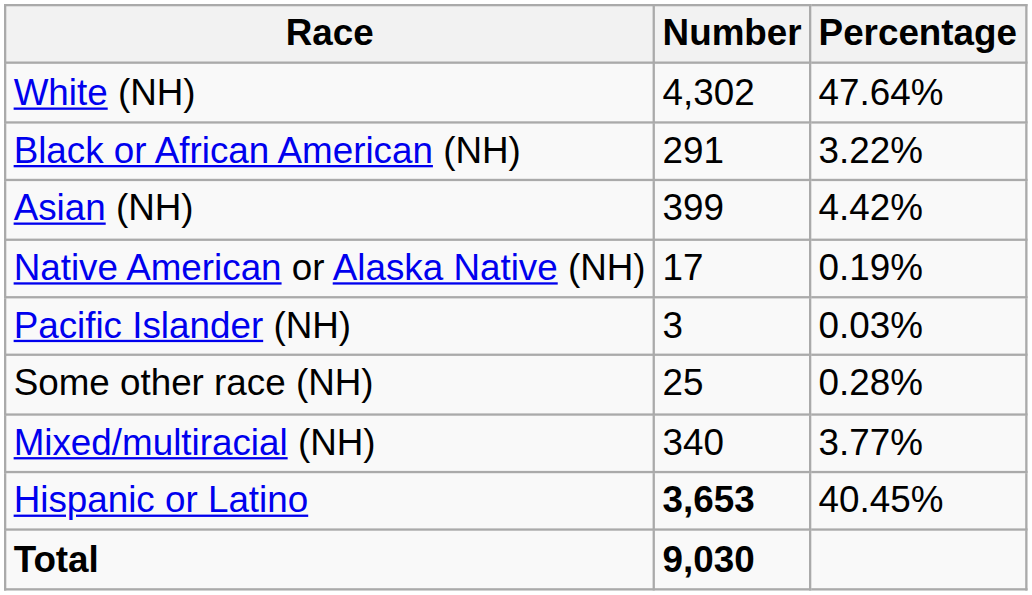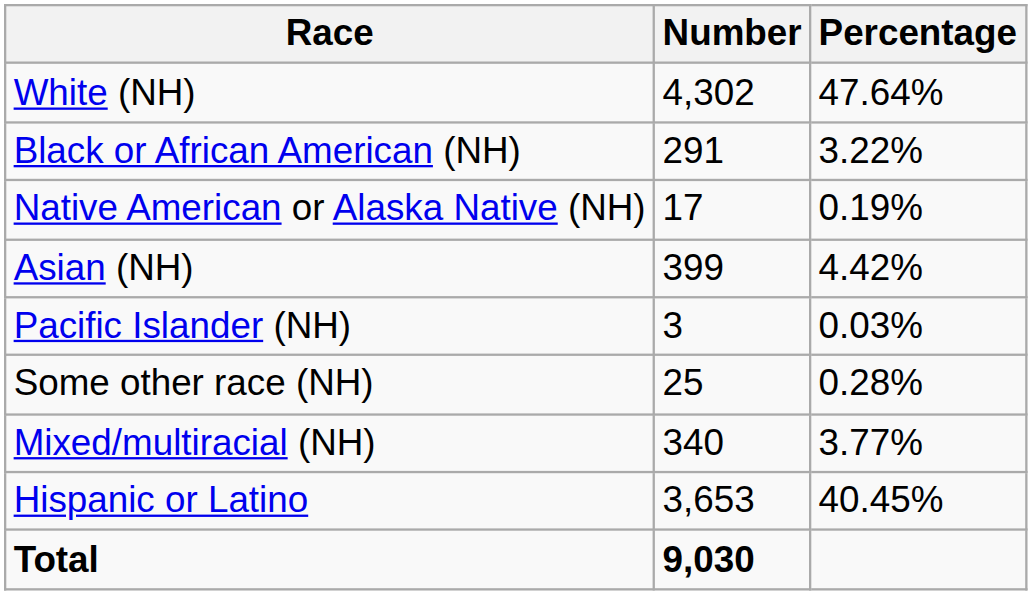rows swapped: (330, 267) <-> (104, 208)
(709, 500) bold -> (709, 500) normal
